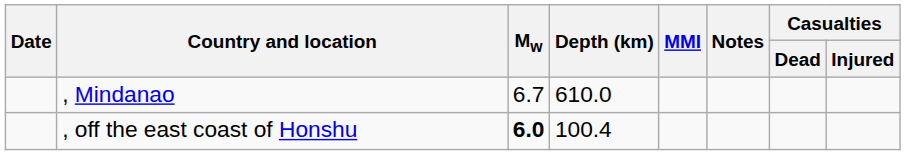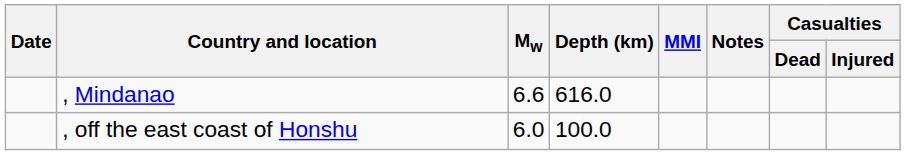(529, 94) 6.7 -> (529, 94) 6.6
(583, 94) 610.0 -> (583, 94) 616.0
(529, 130) bold -> (529, 130) normal
(583, 130) 100.4 -> (583, 130) 100.0
